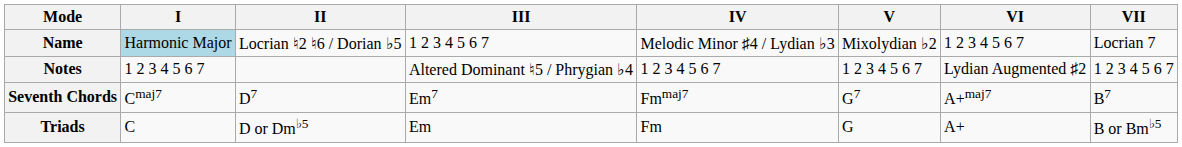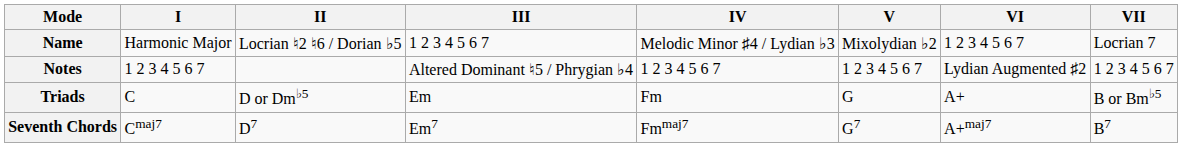(178, 43) lightblue background -> (178, 43) no background
rows swapped: (63, 127) <-> (63, 97)
